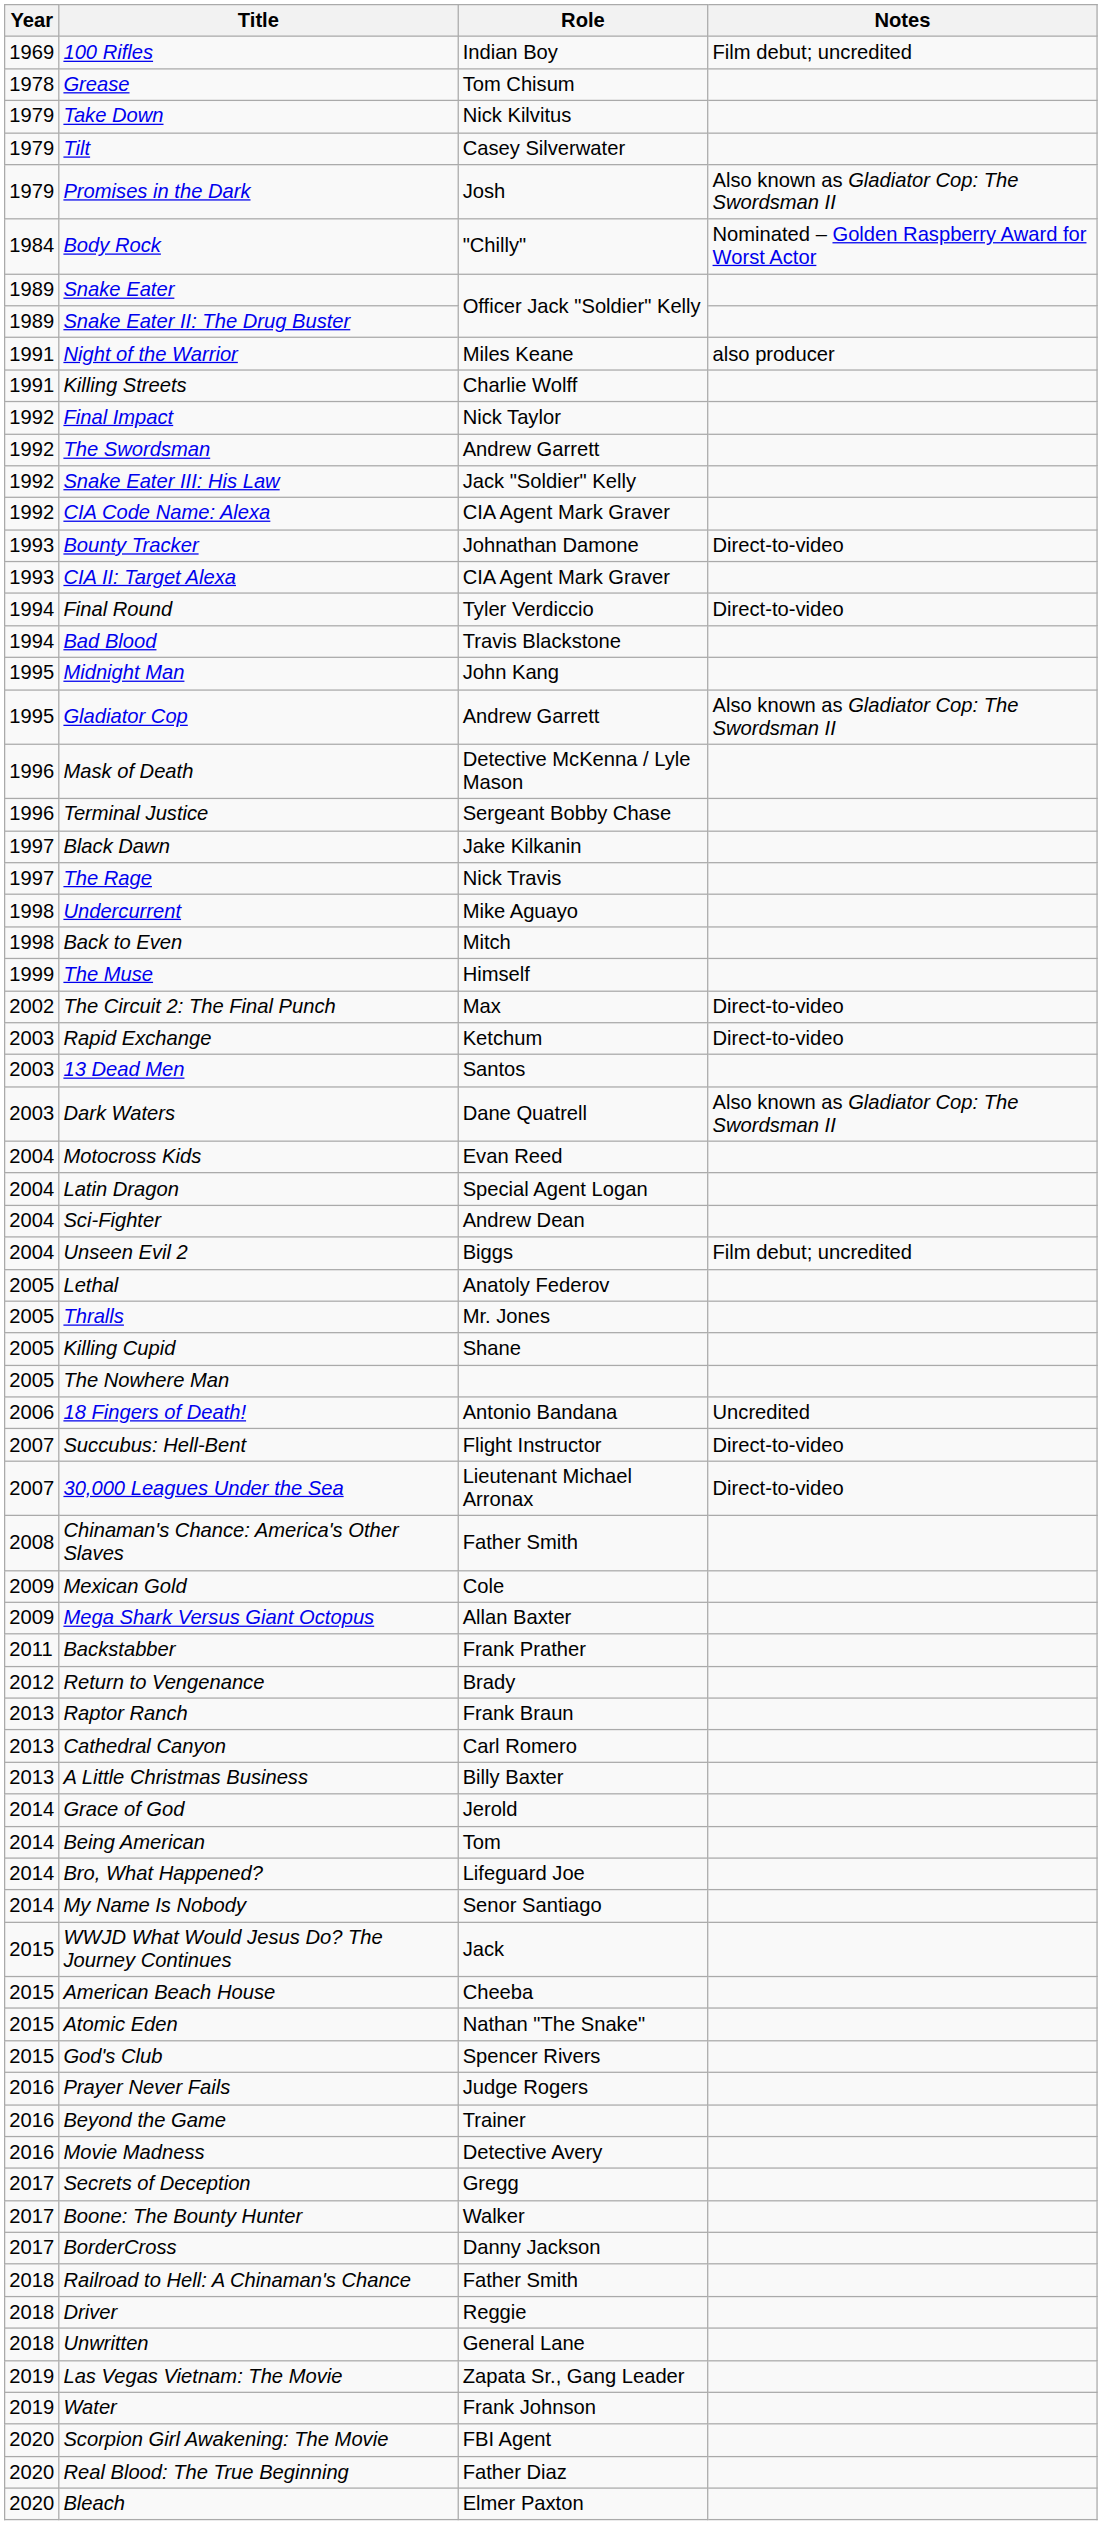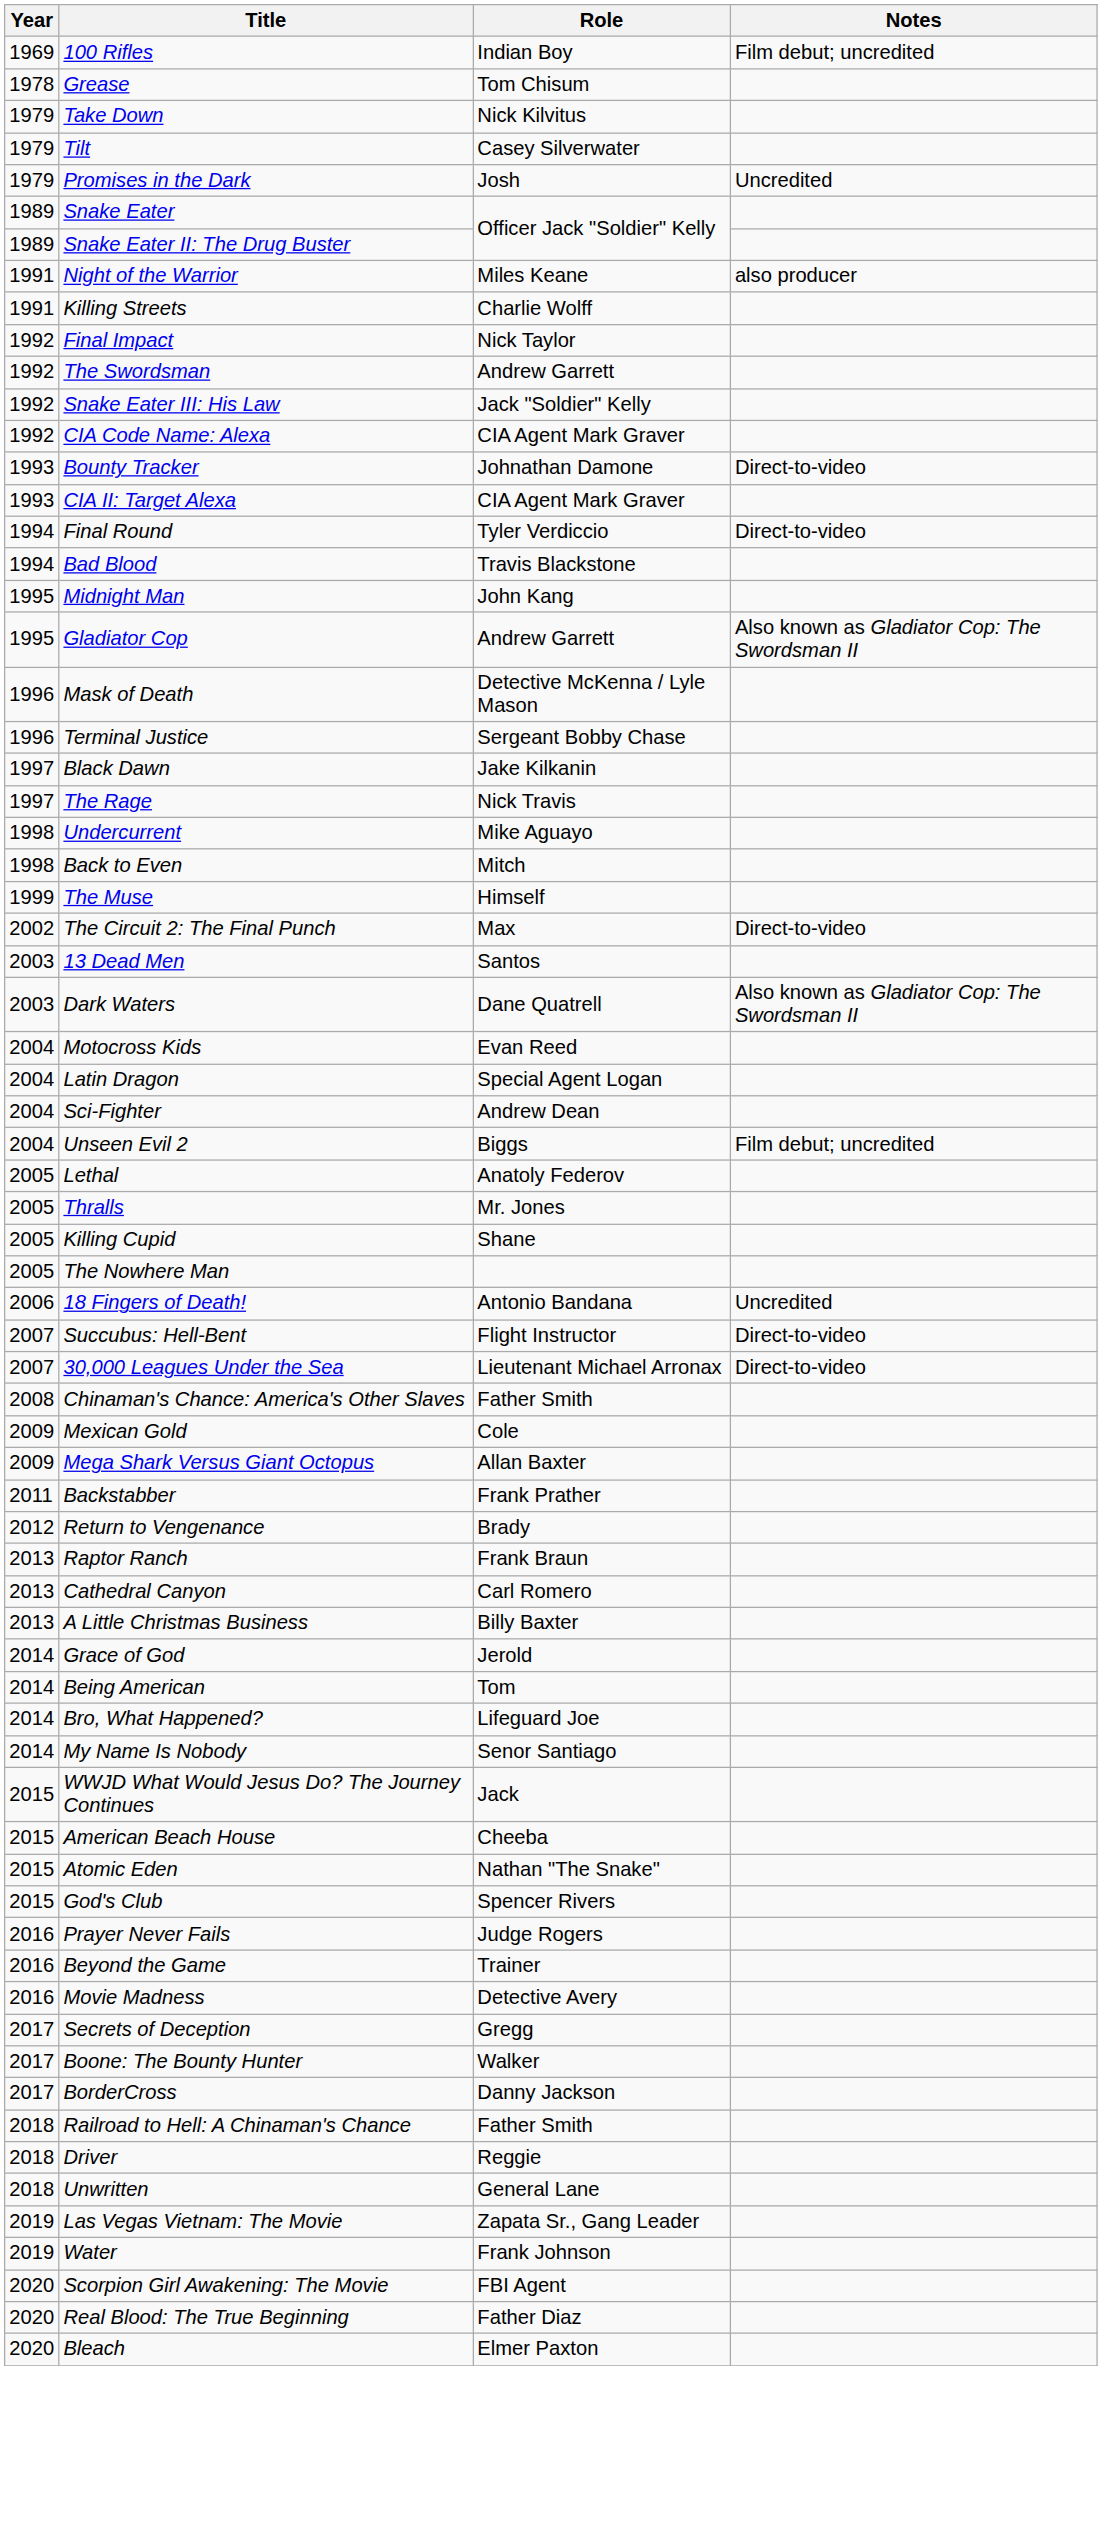(866, 191) Also known as Gladiator Cop: The Swordsman II -> (784, 180) Uncredited
- row: (112, 246)
- row: (137, 1038)
